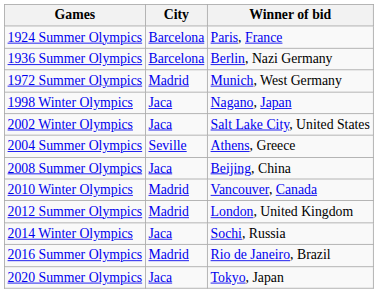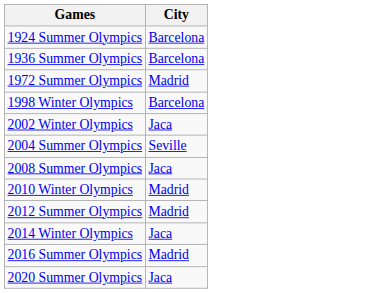- column: (290, 15)
(160, 102) Jaca -> (176, 102) Barcelona
